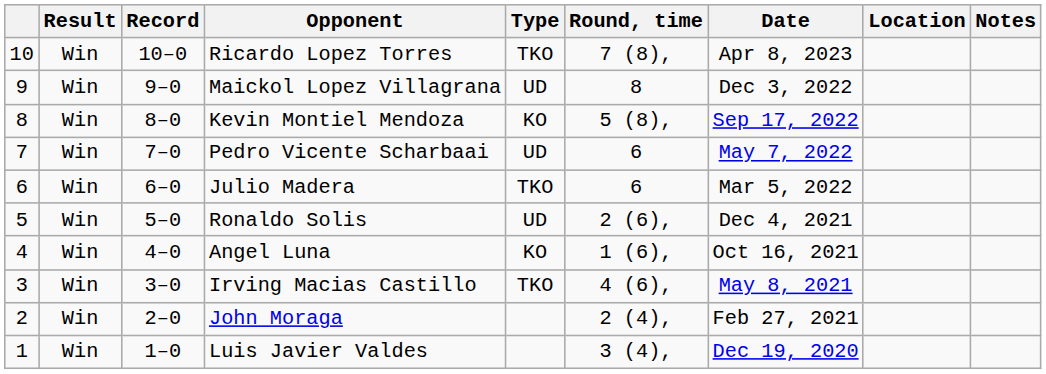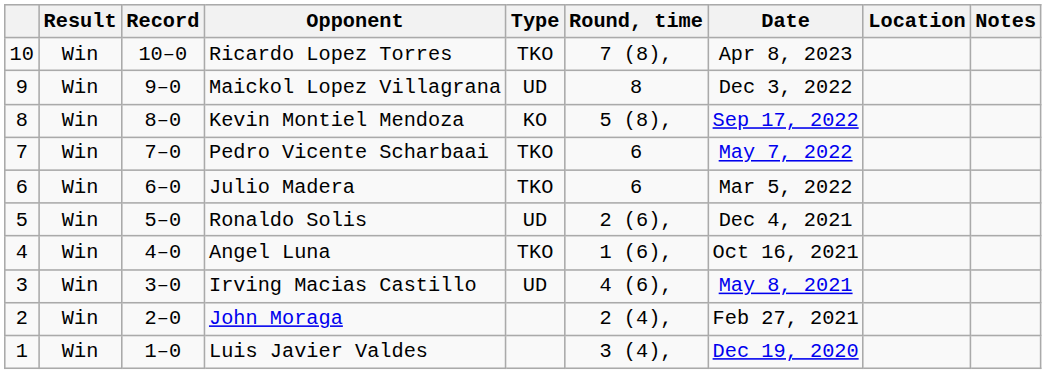(535, 154) UD -> (535, 154) TKO
(535, 253) KO -> (535, 253) TKO
(535, 286) TKO -> (535, 286) UD
